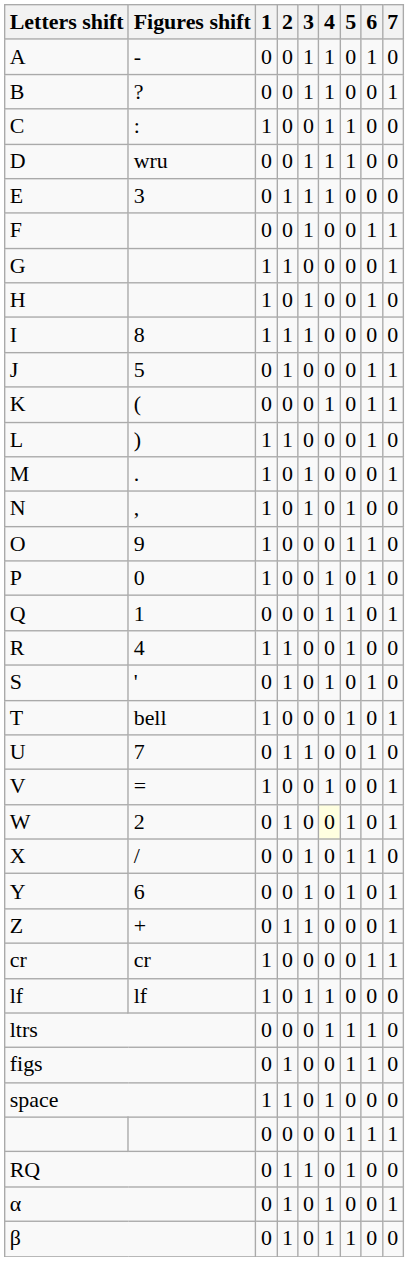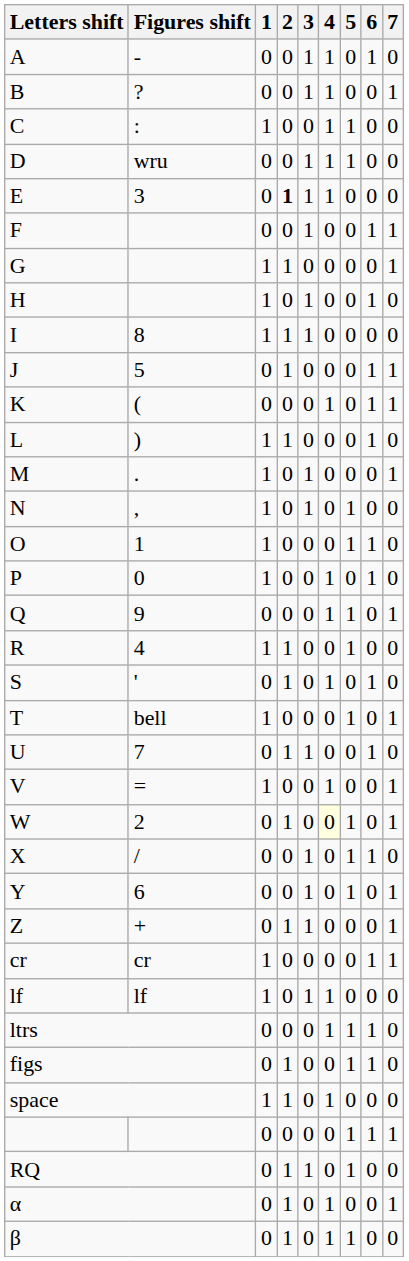(287, 195) normal -> (287, 195) bold
(139, 543) 9 -> (139, 543) 1
(139, 612) 1 -> (139, 612) 9
